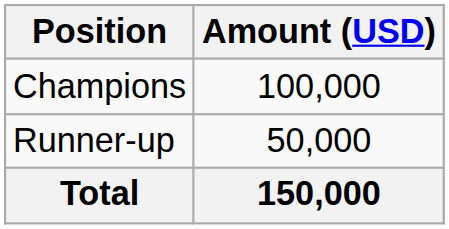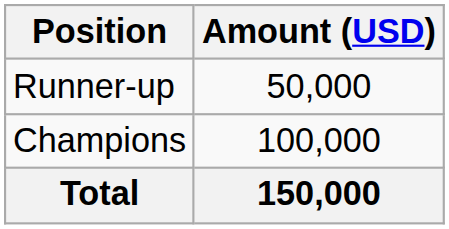rows swapped: (100, 85) <-> (94, 140)
